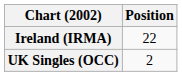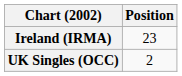(150, 37) 22 -> (150, 37) 23
